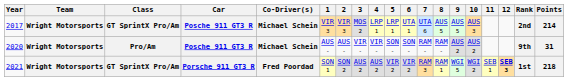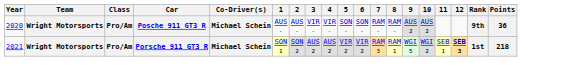- row: (15, 26)
(549, 46) 31 -> (503, 26) 36
(143, 66) GT SprintX Pro/Am -> (119, 46) Pro/Am
(288, 66) Fred Poordad -> (241, 46) Michael Schein
